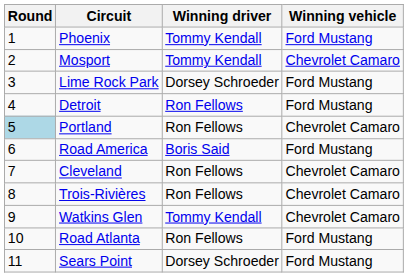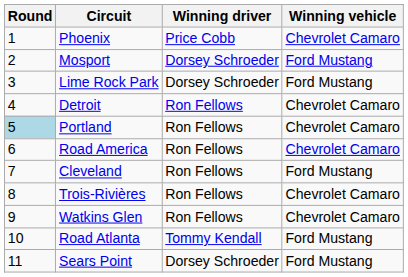(213, 38) Tommy Kendall -> (200, 38) Price Cobb
(329, 38) Ford Mustang -> (343, 38) Chevrolet Camaro
(213, 61) Tommy Kendall -> (222, 61) Dorsey Schroeder
(343, 61) Chevrolet Camaro -> (329, 61) Ford Mustang
(329, 105) Ford Mustang -> (343, 105) Chevrolet Camaro
(197, 150) Boris Said -> (204, 150) Ron Fellows
(329, 150) Ford Mustang -> (343, 150) Chevrolet Camaro
(343, 172) Chevrolet Camaro -> (329, 172) Ford Mustang
(213, 217) Tommy Kendall -> (204, 217) Ron Fellows
(204, 239) Ron Fellows -> (213, 239) Tommy Kendall
